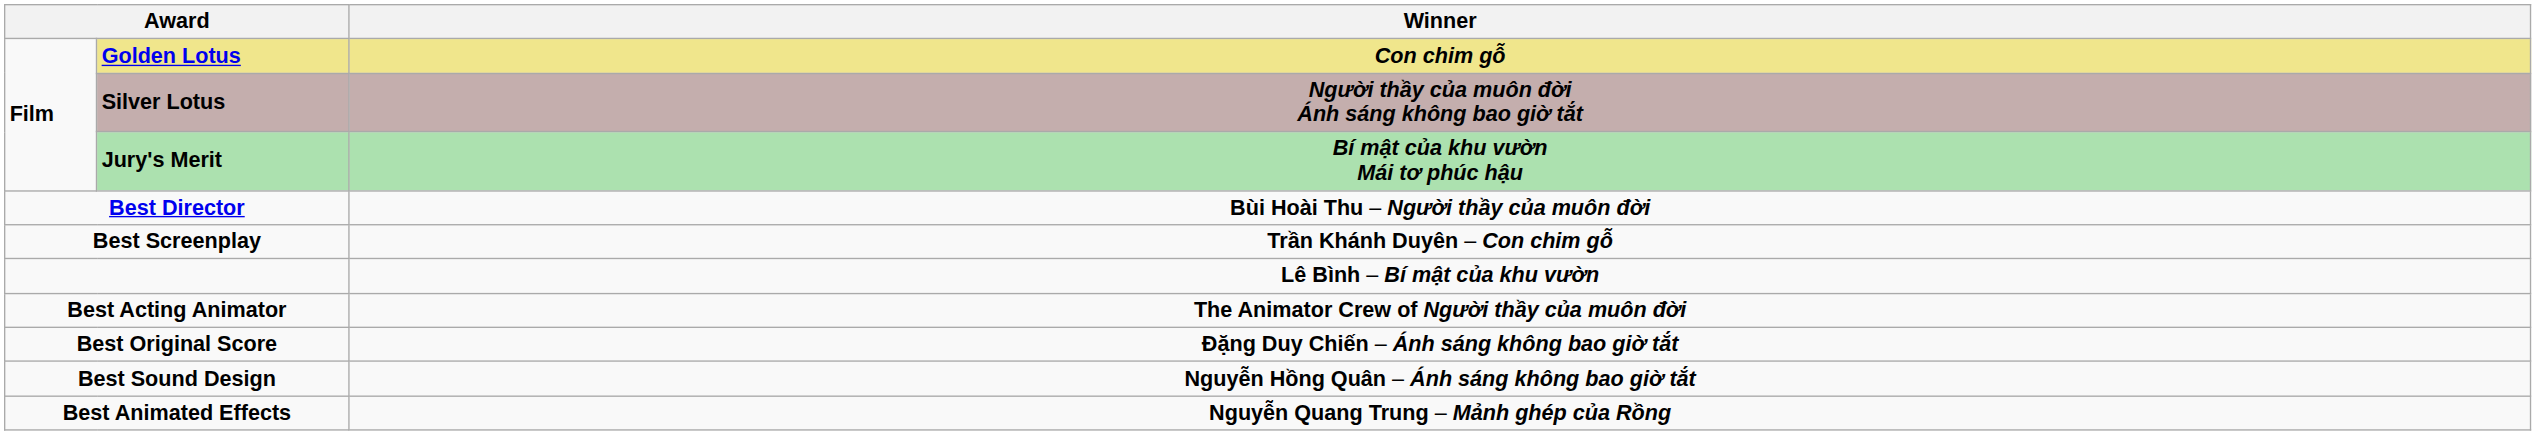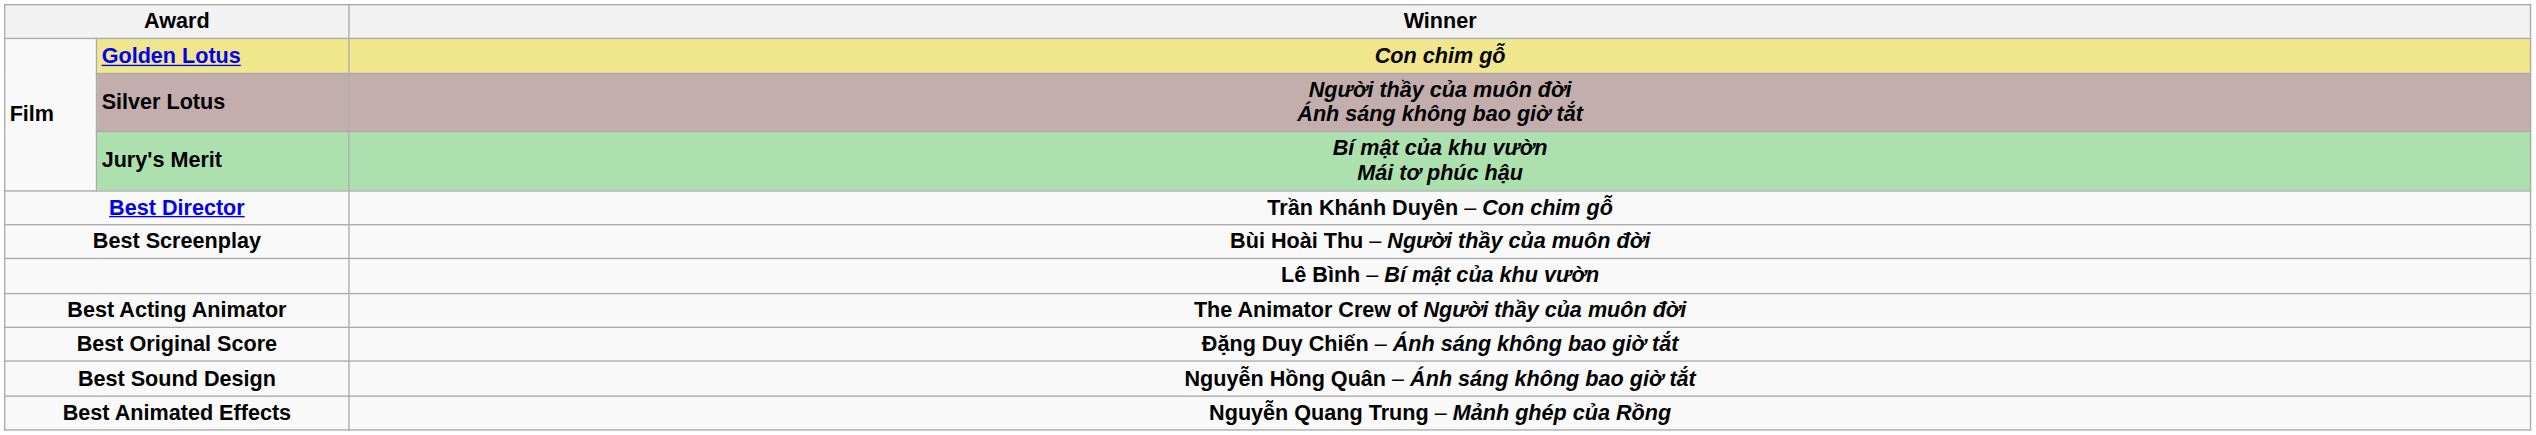(1440, 207) Bùi Hoài Thu – Người thầy của muôn đời -> (1440, 207) Trần Khánh Duyên – Con chim gỗ
(1440, 241) Trần Khánh Duyên – Con chim gỗ -> (1440, 241) Bùi Hoài Thu – Người thầy của muôn đời
